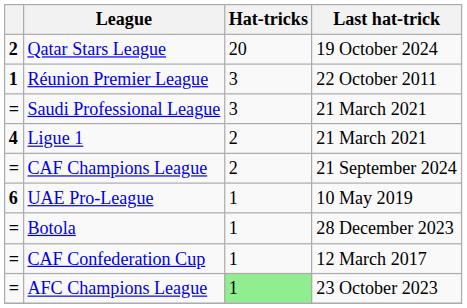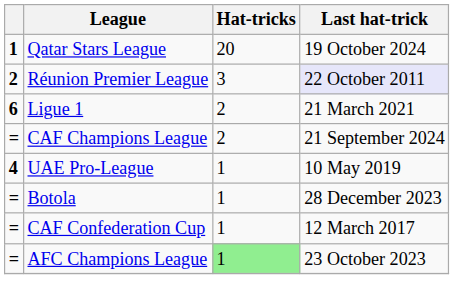(13, 49) 2 -> (13, 49) 1
(13, 79) 1 -> (13, 79) 2
(377, 79) no background -> (365, 79) lavender background
- row: (124, 109)
(13, 138) 4 -> (13, 109) 6
(13, 198) 6 -> (13, 168) 4
